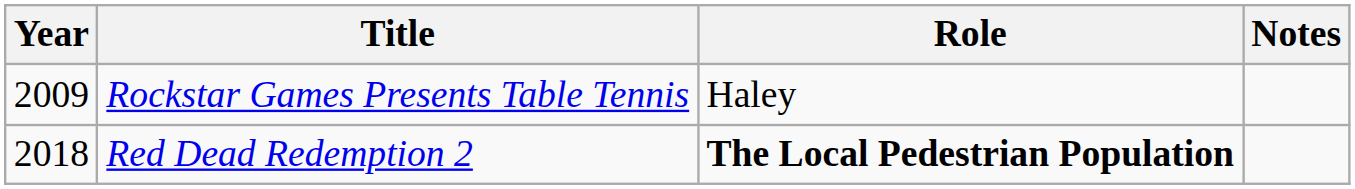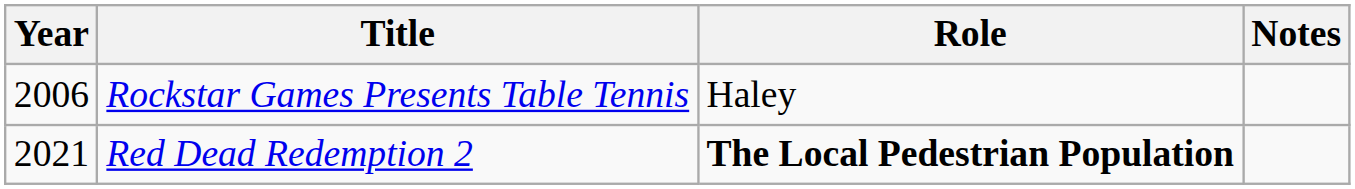(51, 93) 2009 -> (51, 93) 2006
(51, 153) 2018 -> (51, 153) 2021
